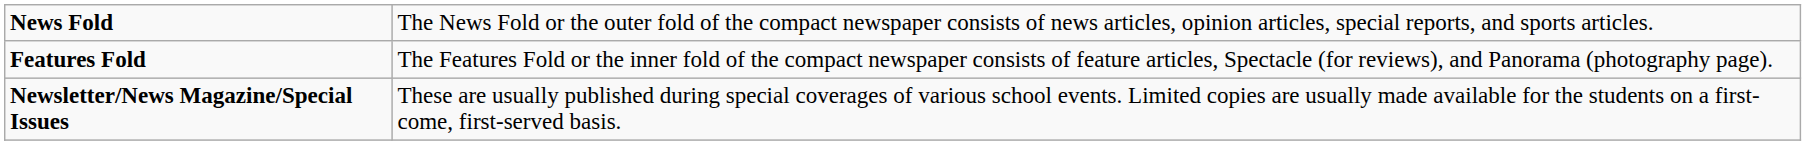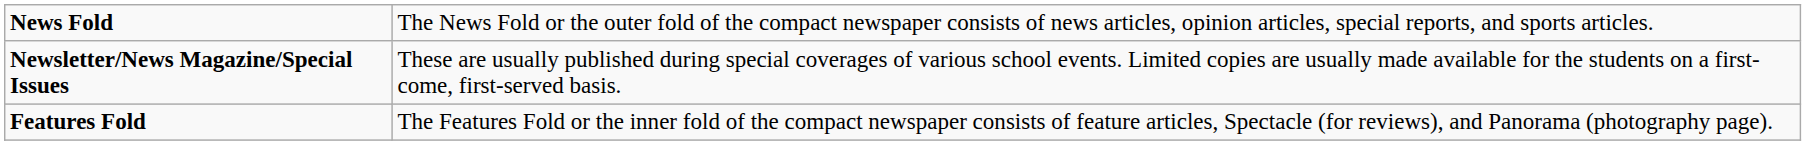rows swapped: (78, 59) <-> (181, 108)
